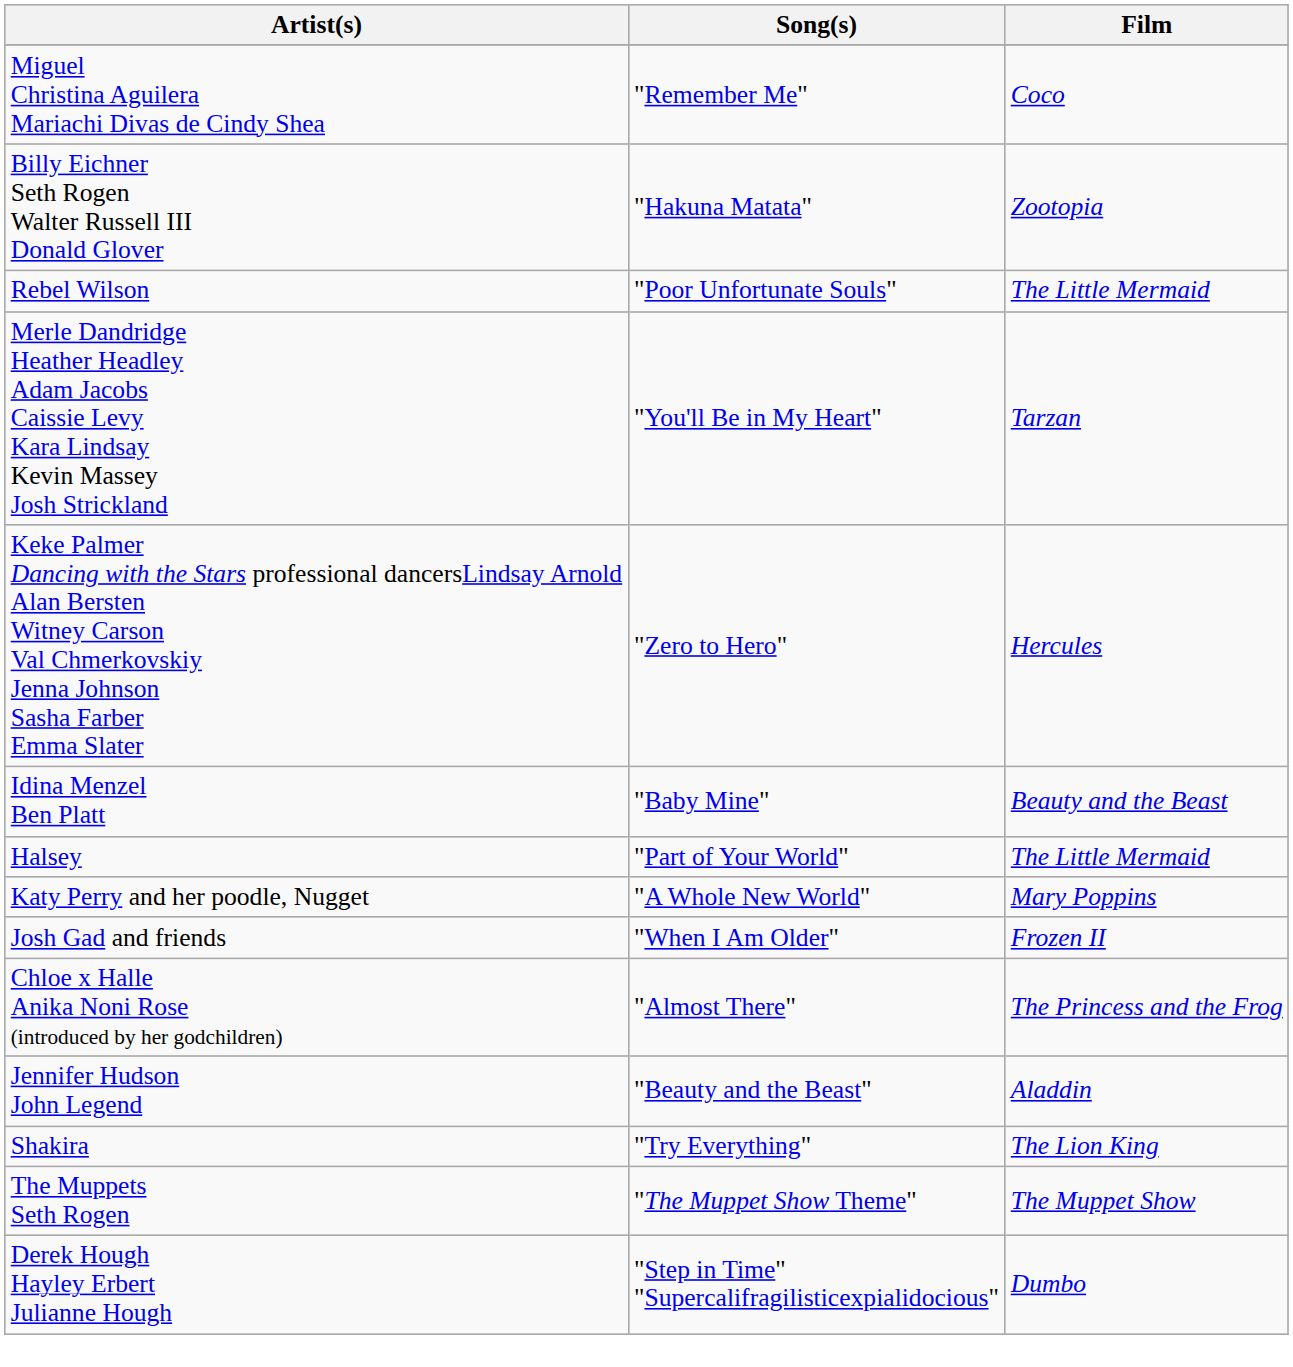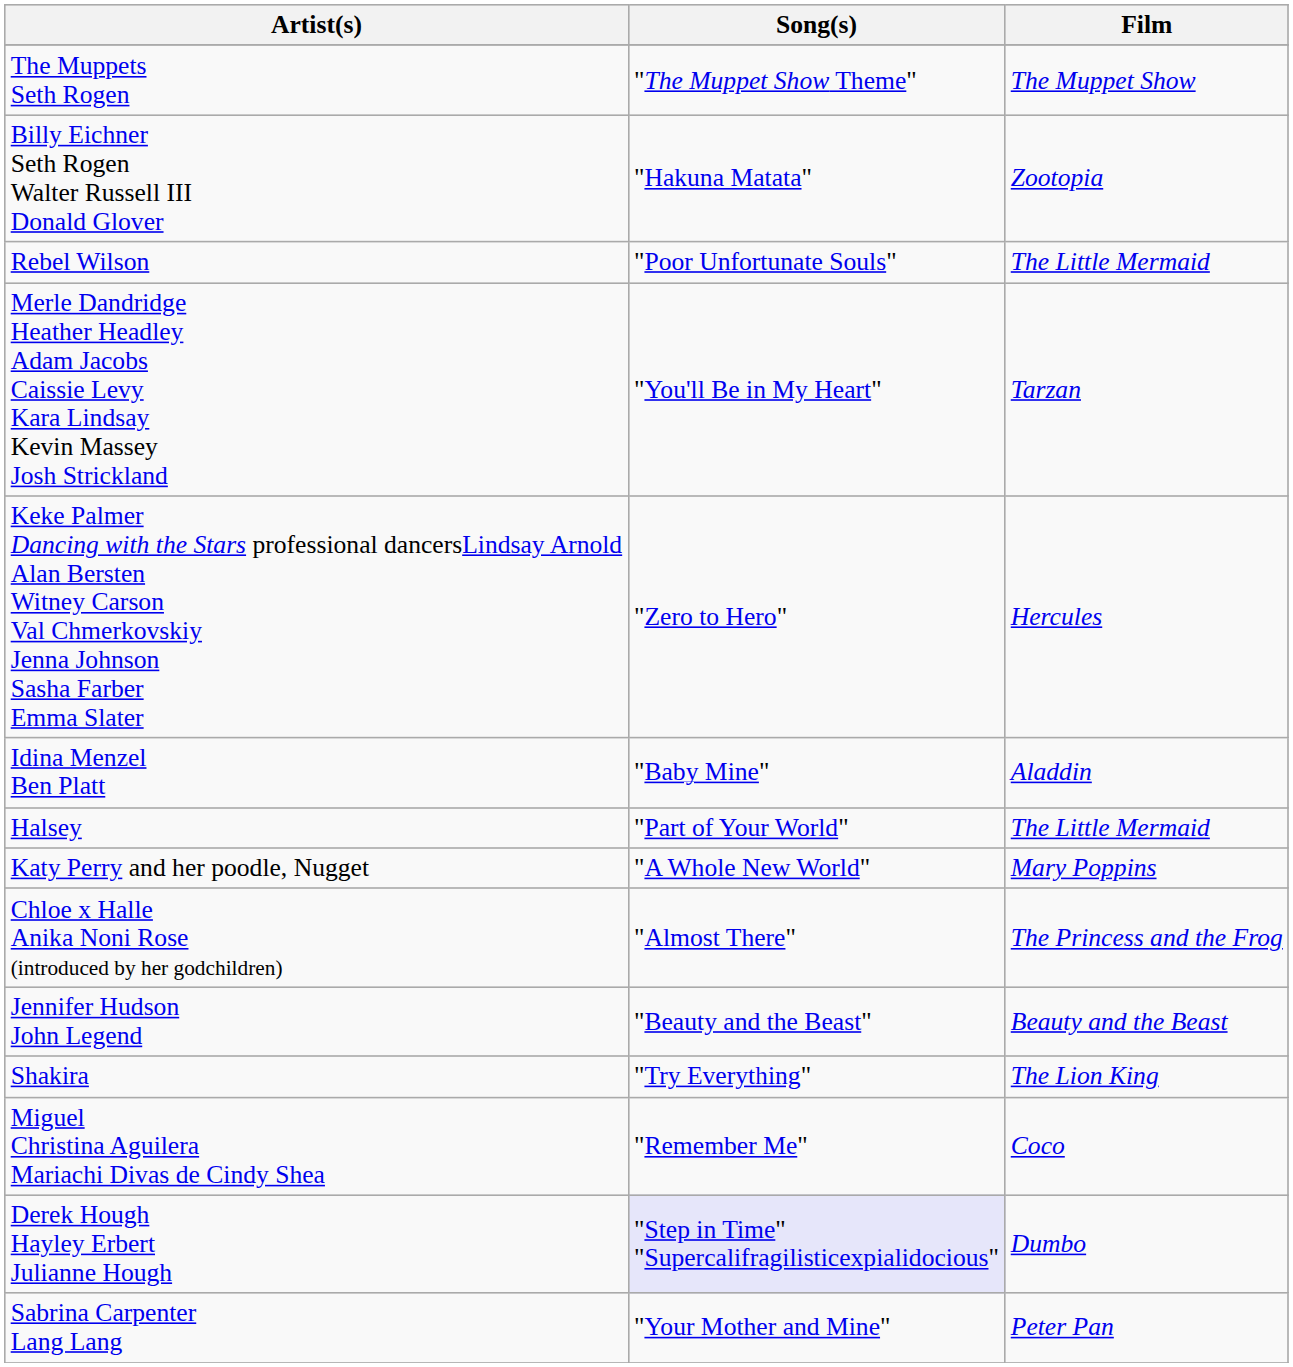rows swapped: (79, 1200) <-> (168, 94)
(1119, 801) Beauty and the Beast -> (1051, 772) Aladdin
- row: (118, 937)
(1051, 1090) Aladdin -> (1119, 1021) Beauty and the Beast
(816, 1284) no background -> (816, 1243) lavender background
+ row: (103, 1327)
